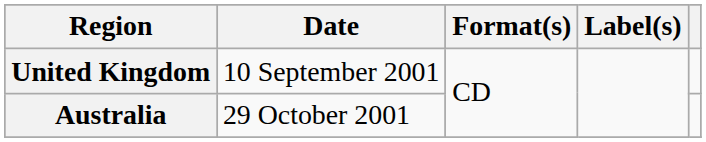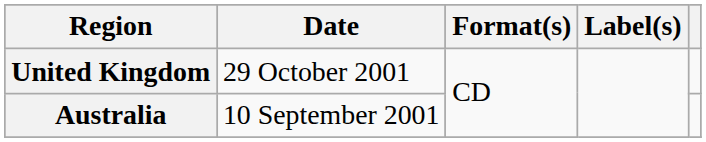(331, 70) 10 September 2001 -> (316, 70) 29 October 2001
(316, 114) 29 October 2001 -> (331, 114) 10 September 2001
